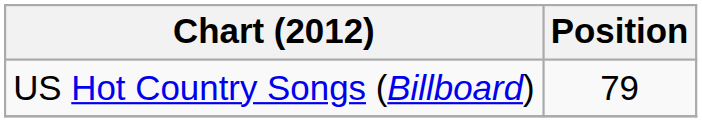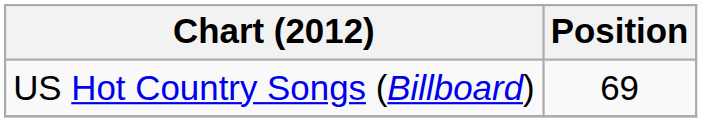(620, 87) 79 -> (620, 87) 69
